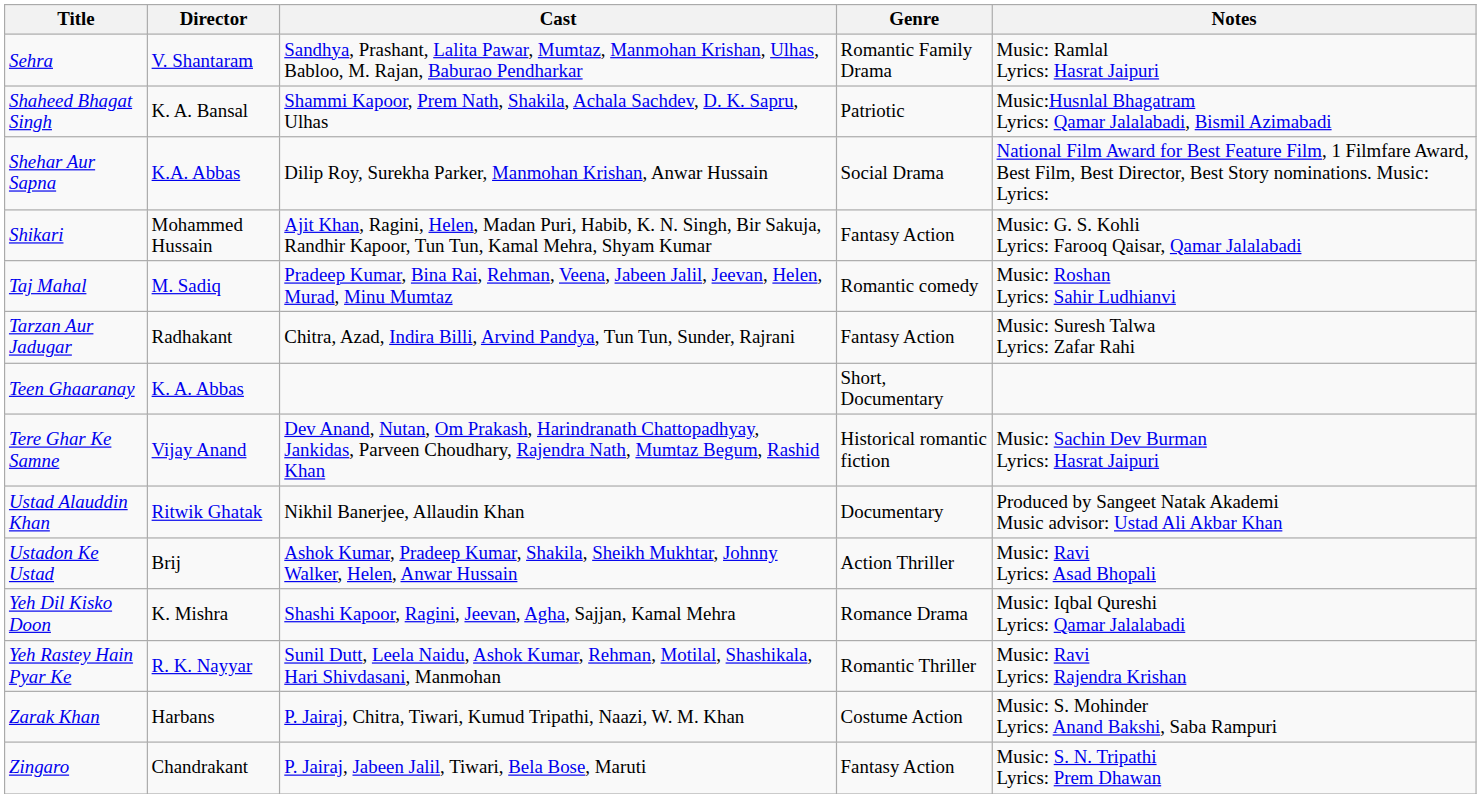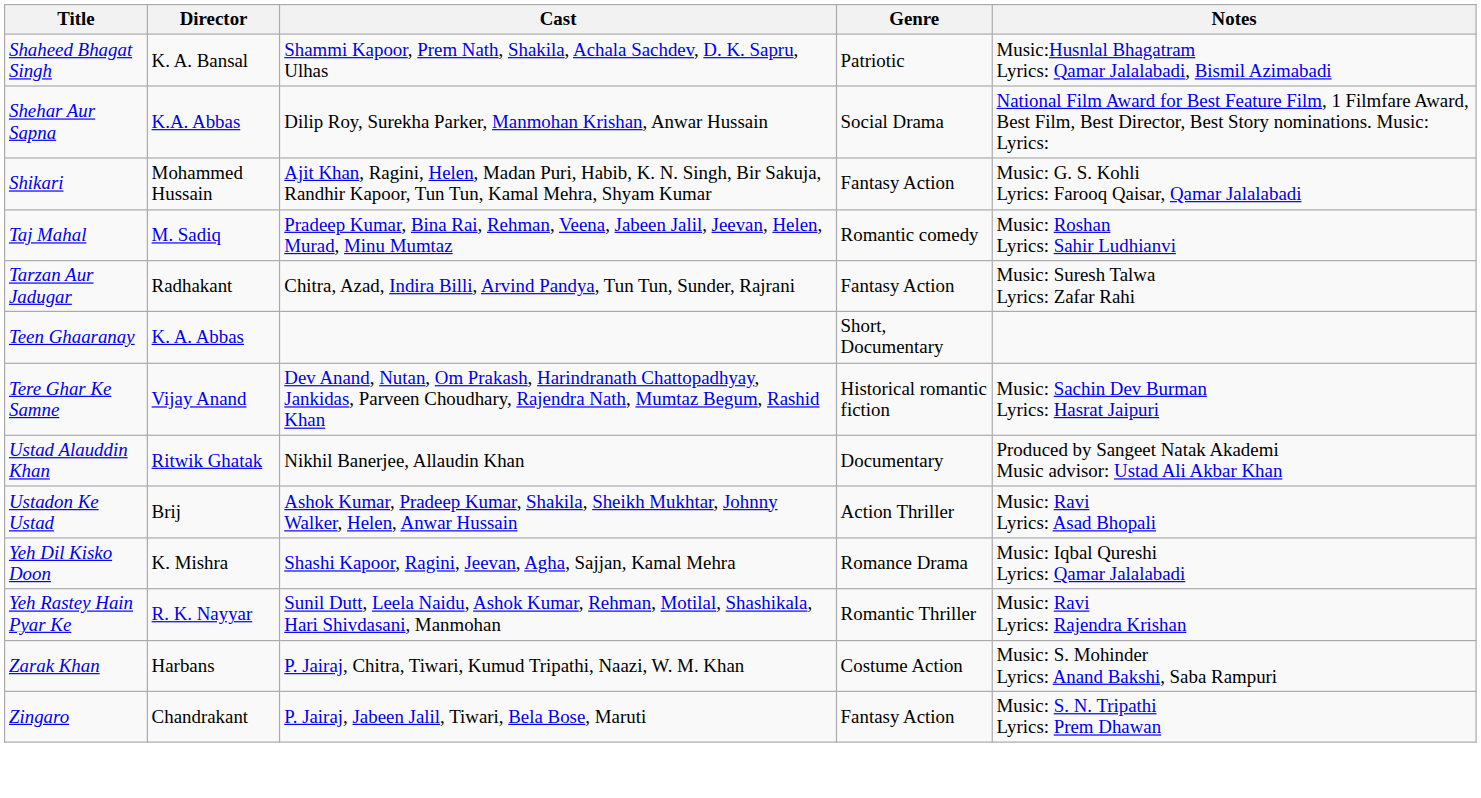- row: (31, 60)
